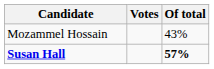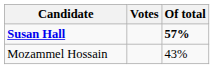rows swapped: (36, 53) <-> (57, 34)
